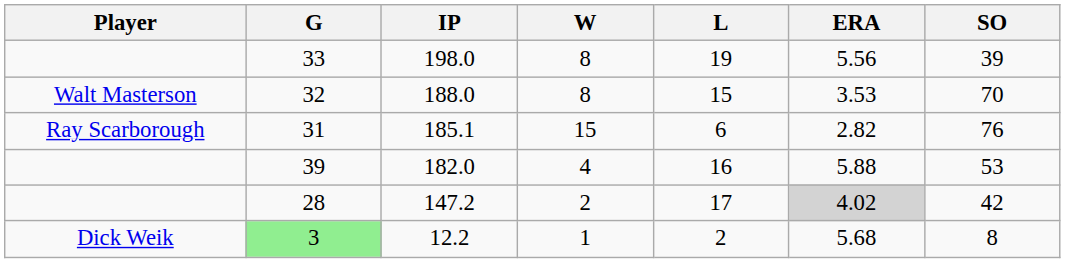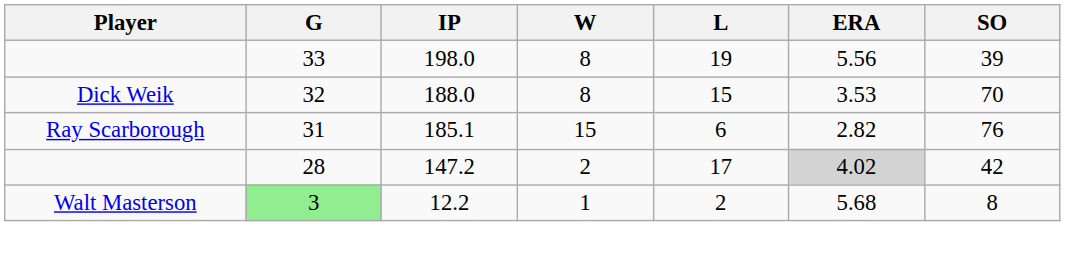(125, 94) Walt Masterson -> (125, 94) Dick Weik
- row: (449, 166)
(125, 238) Dick Weik -> (125, 202) Walt Masterson
